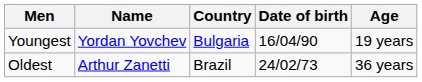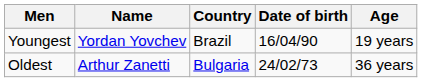(221, 40) Bulgaria -> (212, 40) Brazil
(212, 64) Brazil -> (221, 64) Bulgaria
